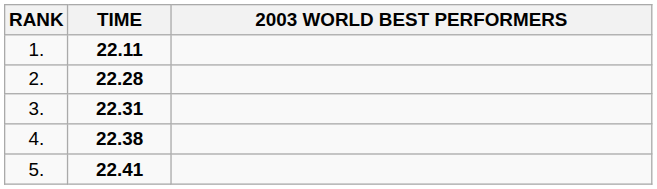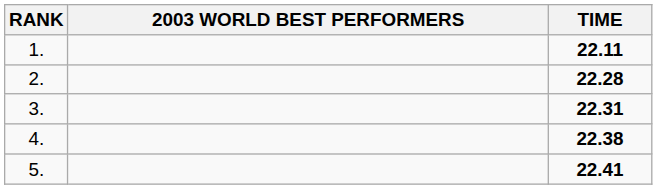columns swapped: (411, 20) <-> (120, 20)
